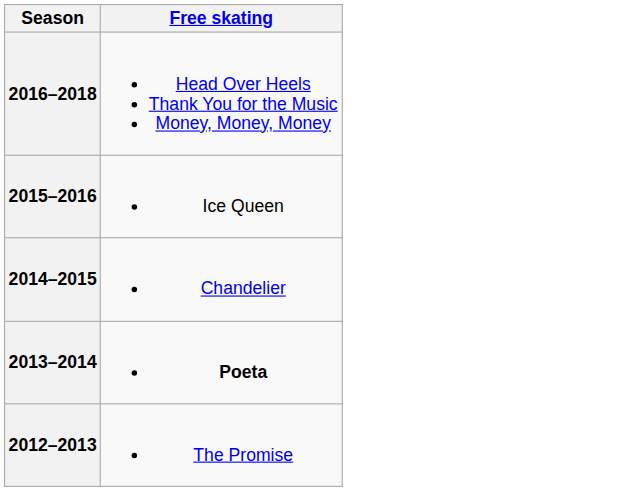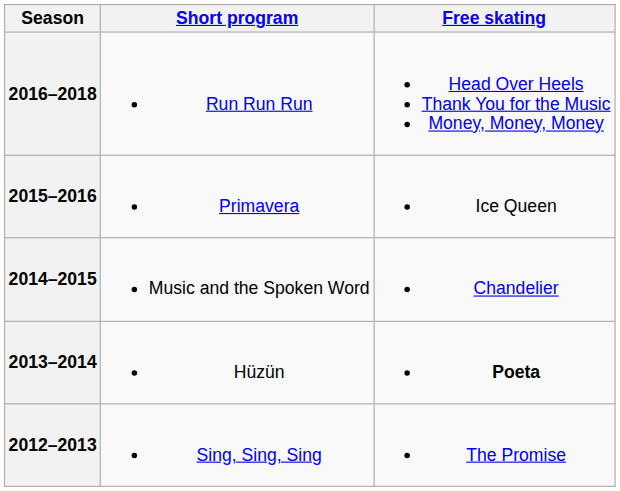+ column: (237, 18)
